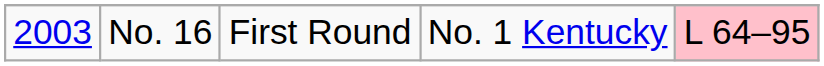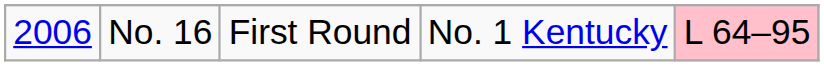(53, 32) 2003 -> (53, 32) 2006
